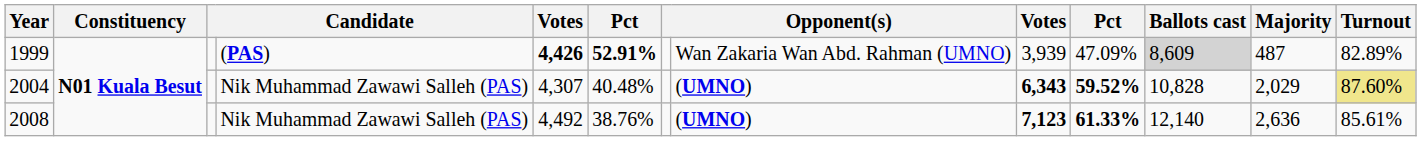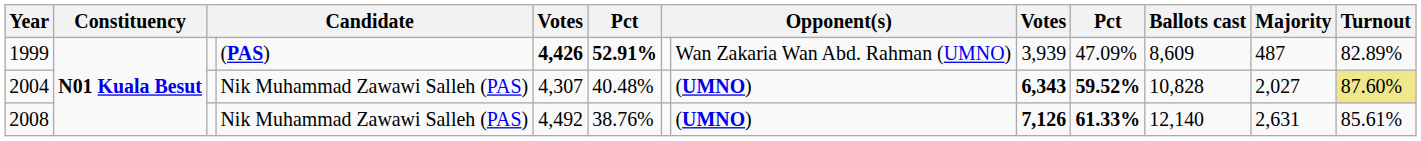(1172, 53) lightgrey background -> (1172, 53) no background
(1278, 86) 2,029 -> (1278, 86) 2,027
(1044, 119) 7,123 -> (1044, 119) 7,126
(1278, 119) 2,636 -> (1278, 119) 2,631
